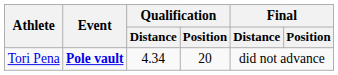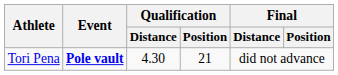(153, 59) 4.34 -> (153, 59) 4.30
(205, 59) 20 -> (205, 59) 21
